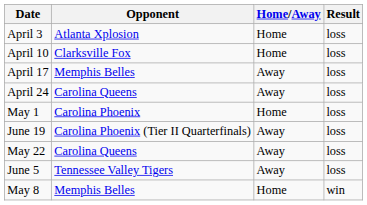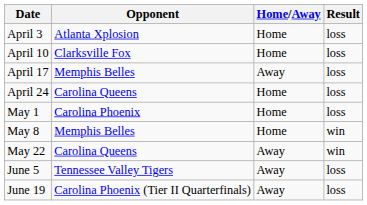(271, 92) Away -> (272, 92) Home
rows swapped: (23, 190) <-> (26, 131)
(336, 151) loss -> (336, 151) win
